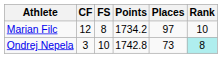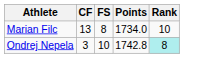- column: (168, 13)
(85, 29) 12 -> (85, 29) 13
(131, 29) 1734.2 -> (131, 29) 1734.0
